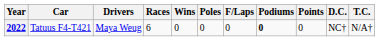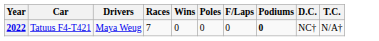- column: (311, 11)
(148, 27) 6 -> (148, 27) 7
